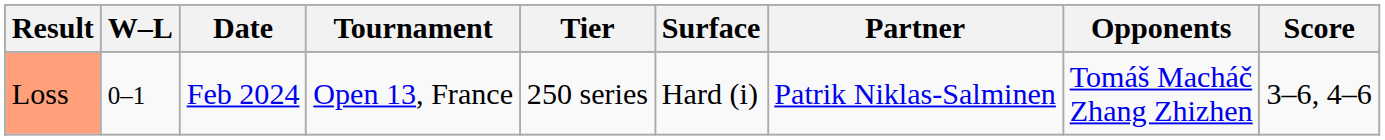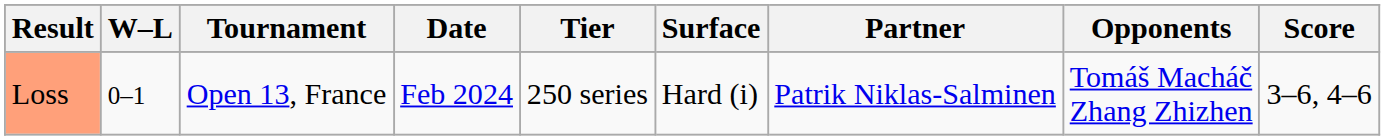columns swapped: (243, 28) <-> (413, 28)
